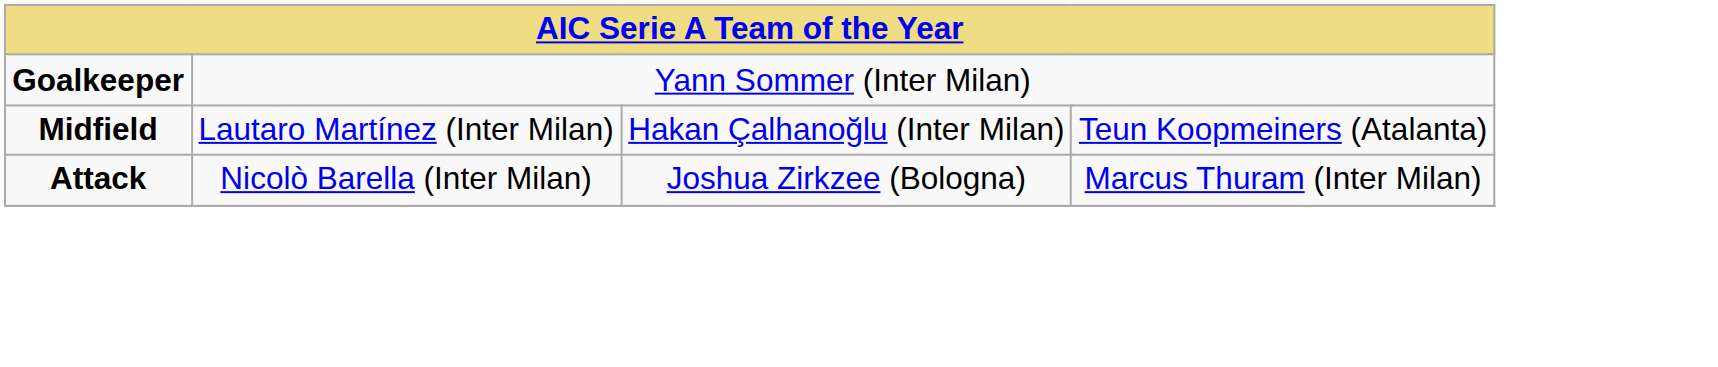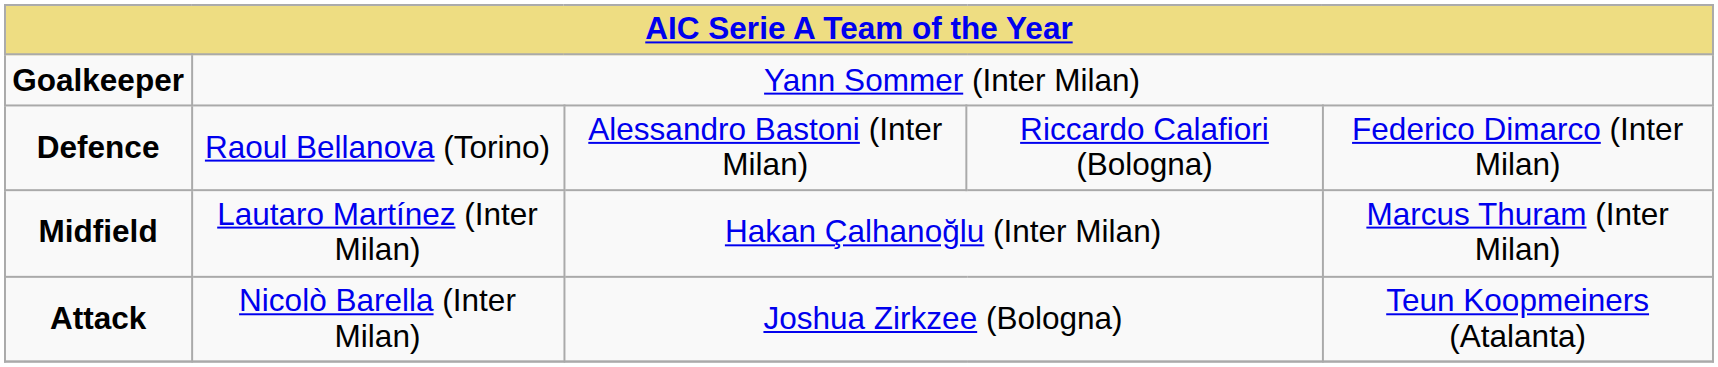+ row: (98, 147)
(1283, 129) Teun Koopmeiners (Atalanta) -> (1518, 232) Marcus Thuram (Inter Milan)
(1283, 179) Marcus Thuram (Inter Milan) -> (1518, 318) Teun Koopmeiners (Atalanta)
